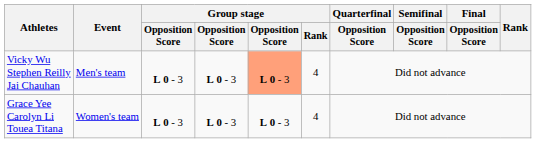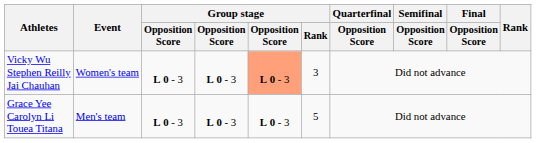(101, 73) Men's team -> (107, 73) Women's team
(316, 73) 4 -> (316, 73) 3
(107, 116) Women's team -> (101, 116) Men's team
(316, 116) 4 -> (316, 116) 5
